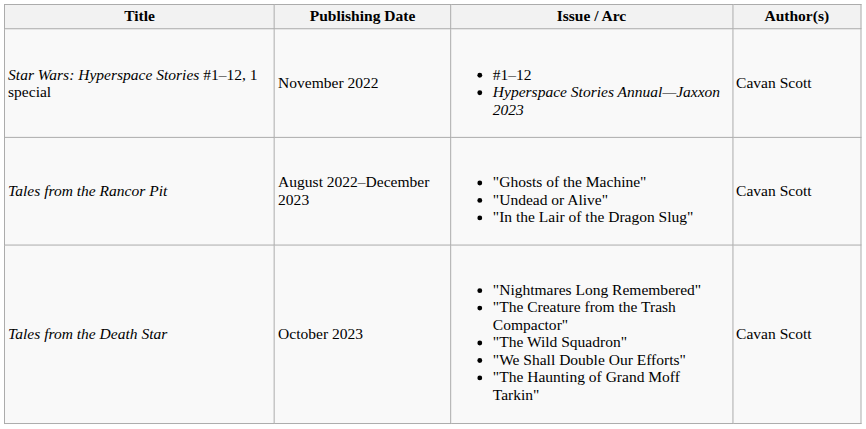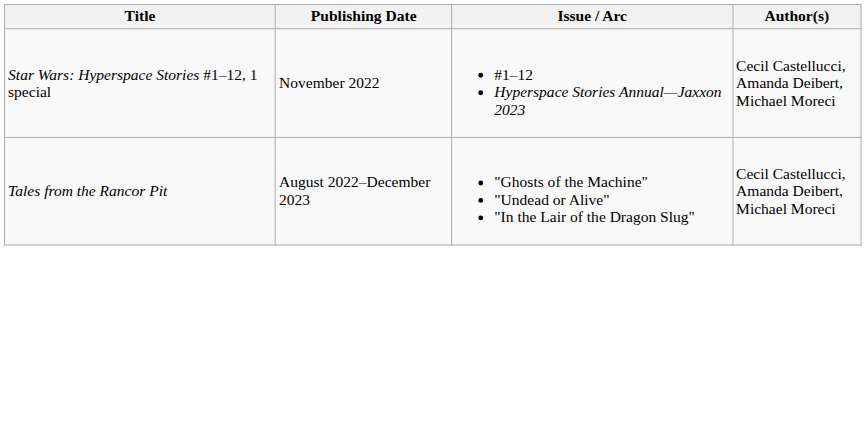(774, 83) Cavan Scott -> (791, 83) Cecil Castellucci, Amanda Deibert, Michael Moreci
(774, 191) Cavan Scott -> (791, 191) Cecil Castellucci, Amanda Deibert, Michael Moreci
- row: (88, 334)
